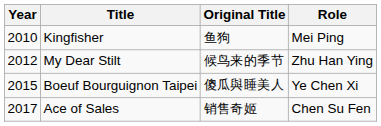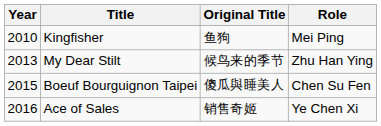(22, 61) 2012 -> (22, 61) 2013
(325, 85) Ye Chen Xi -> (331, 85) Chen Su Fen
(22, 109) 2017 -> (22, 109) 2016
(331, 109) Chen Su Fen -> (325, 109) Ye Chen Xi
